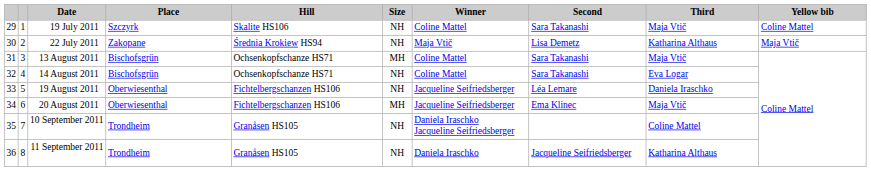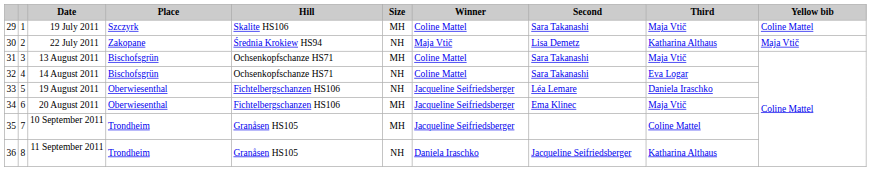(397, 27) NH -> (397, 27) MH
(397, 126) NH -> (397, 126) MH
(464, 126) Daniela Iraschko Jacqueline Seifriedsberger -> (464, 126) Jacqueline Seifriedsberger
